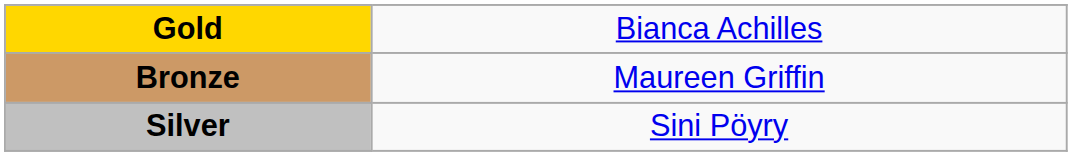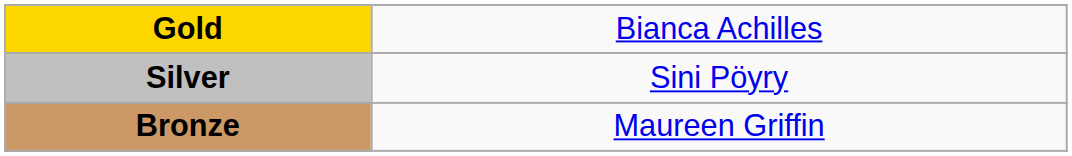rows swapped: (188, 126) <-> (188, 77)
